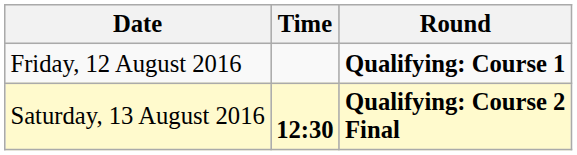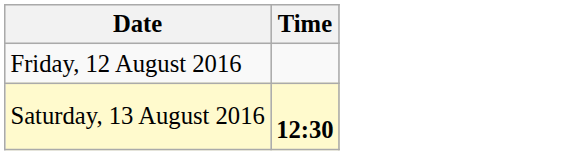- column: (455, 24)
